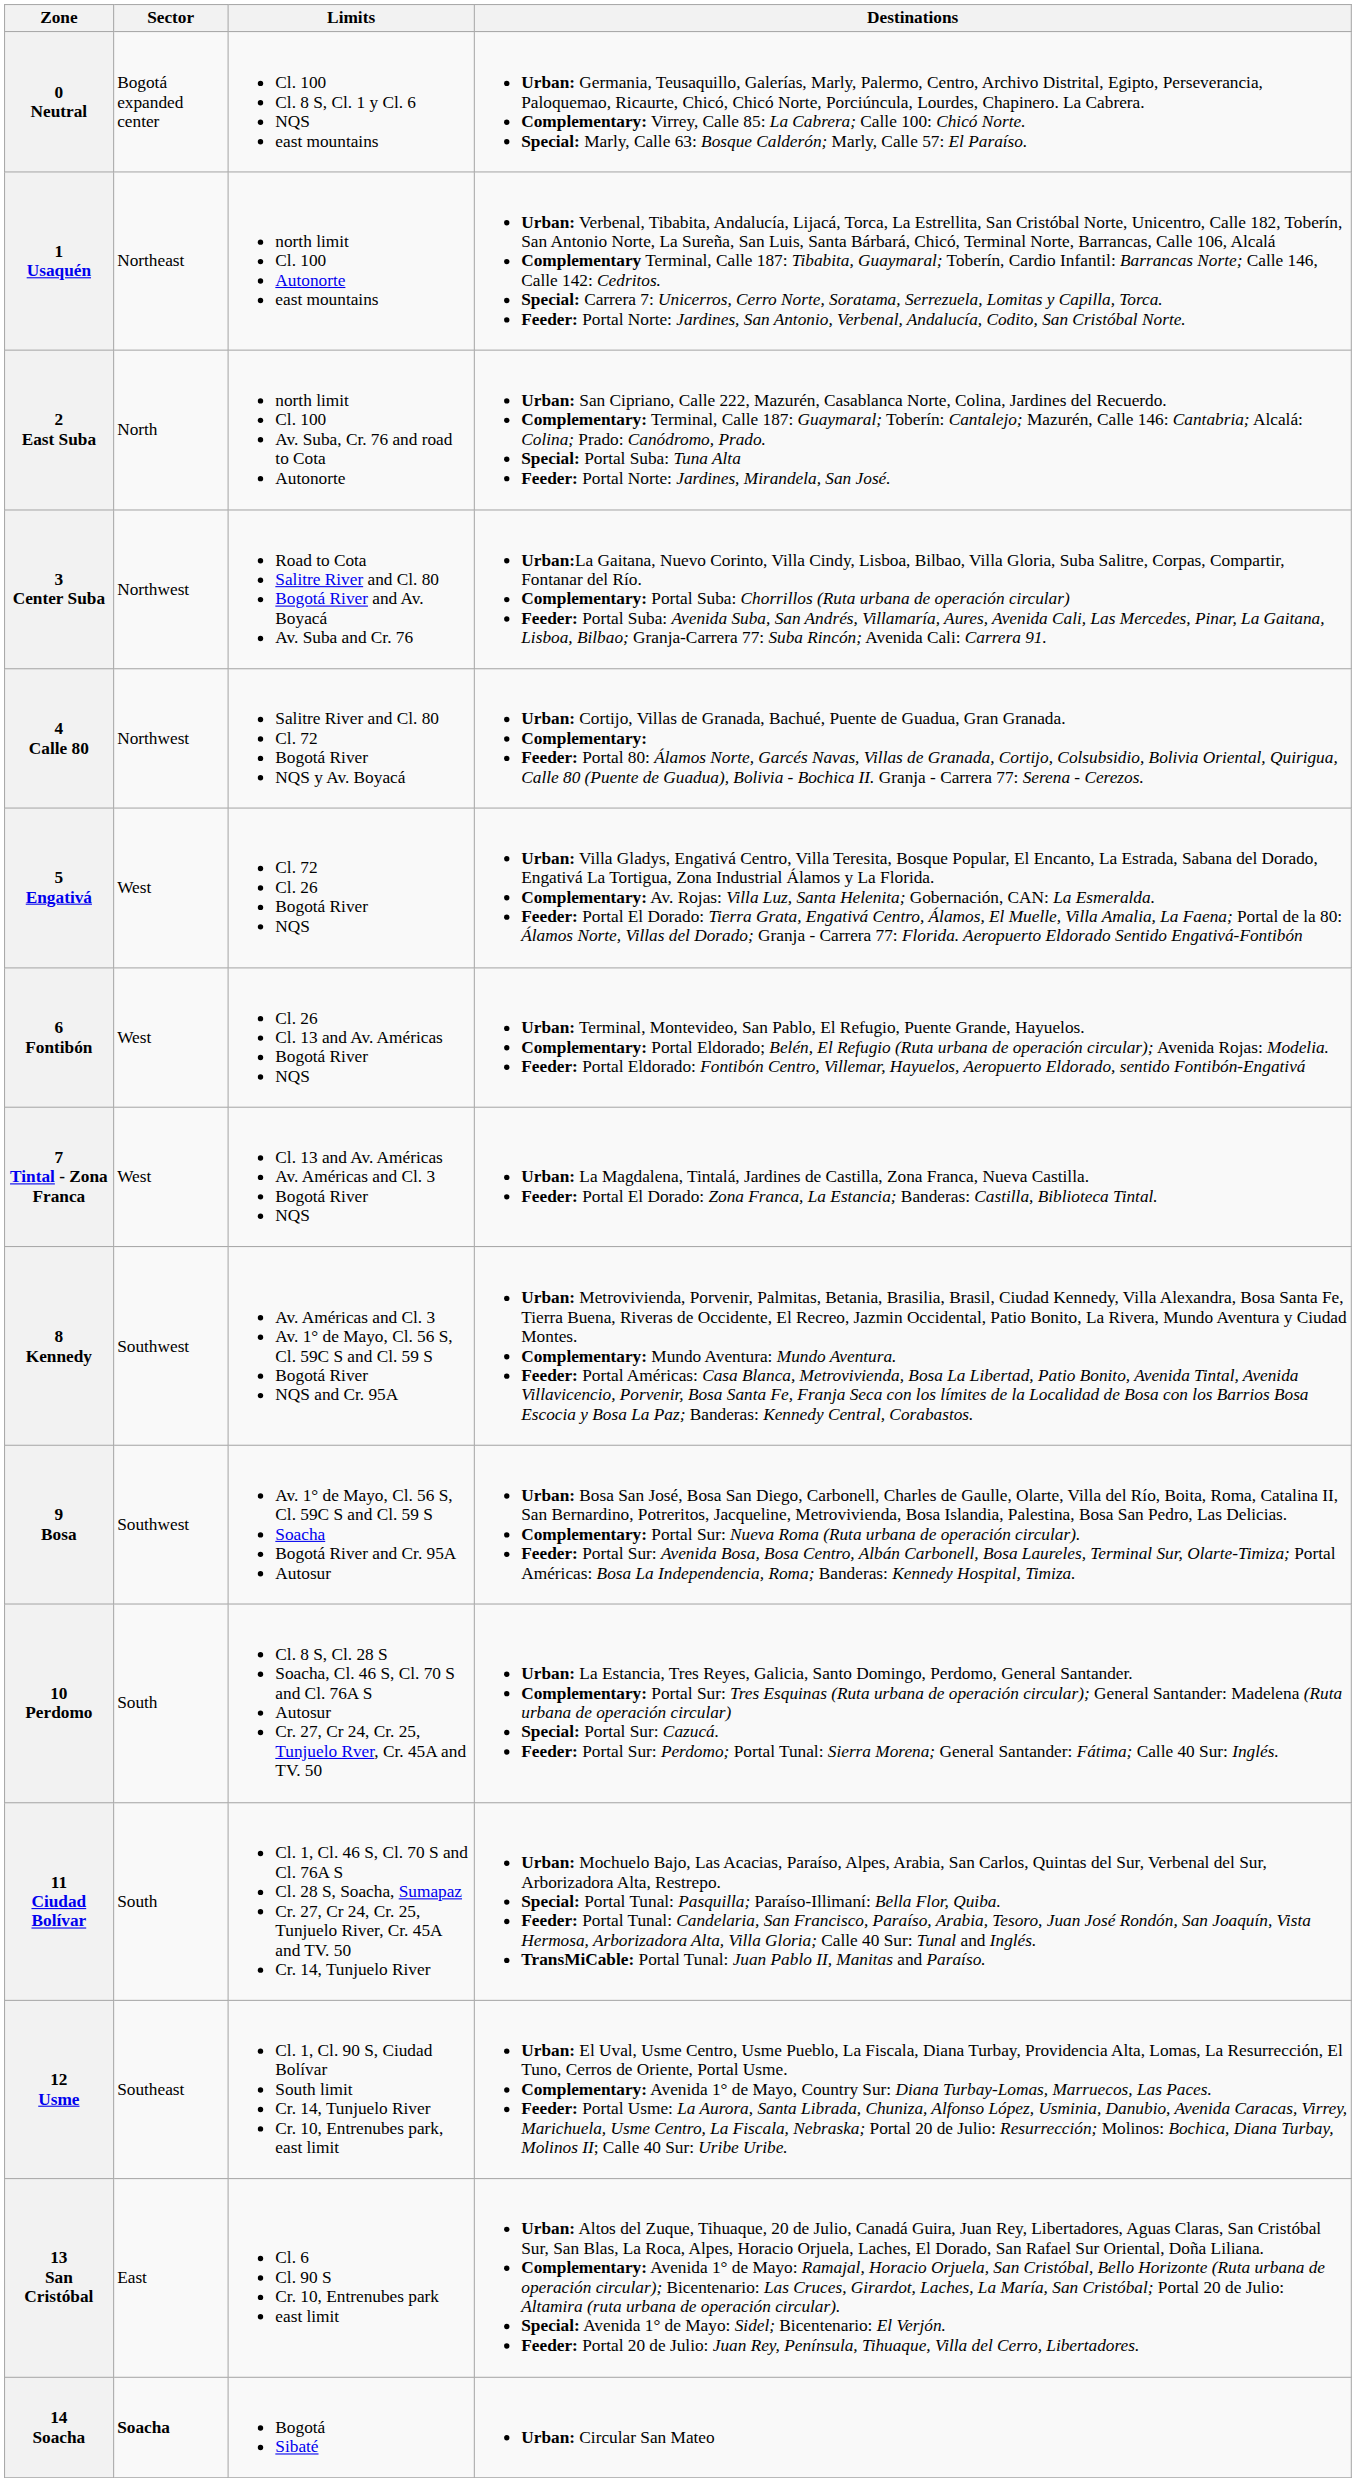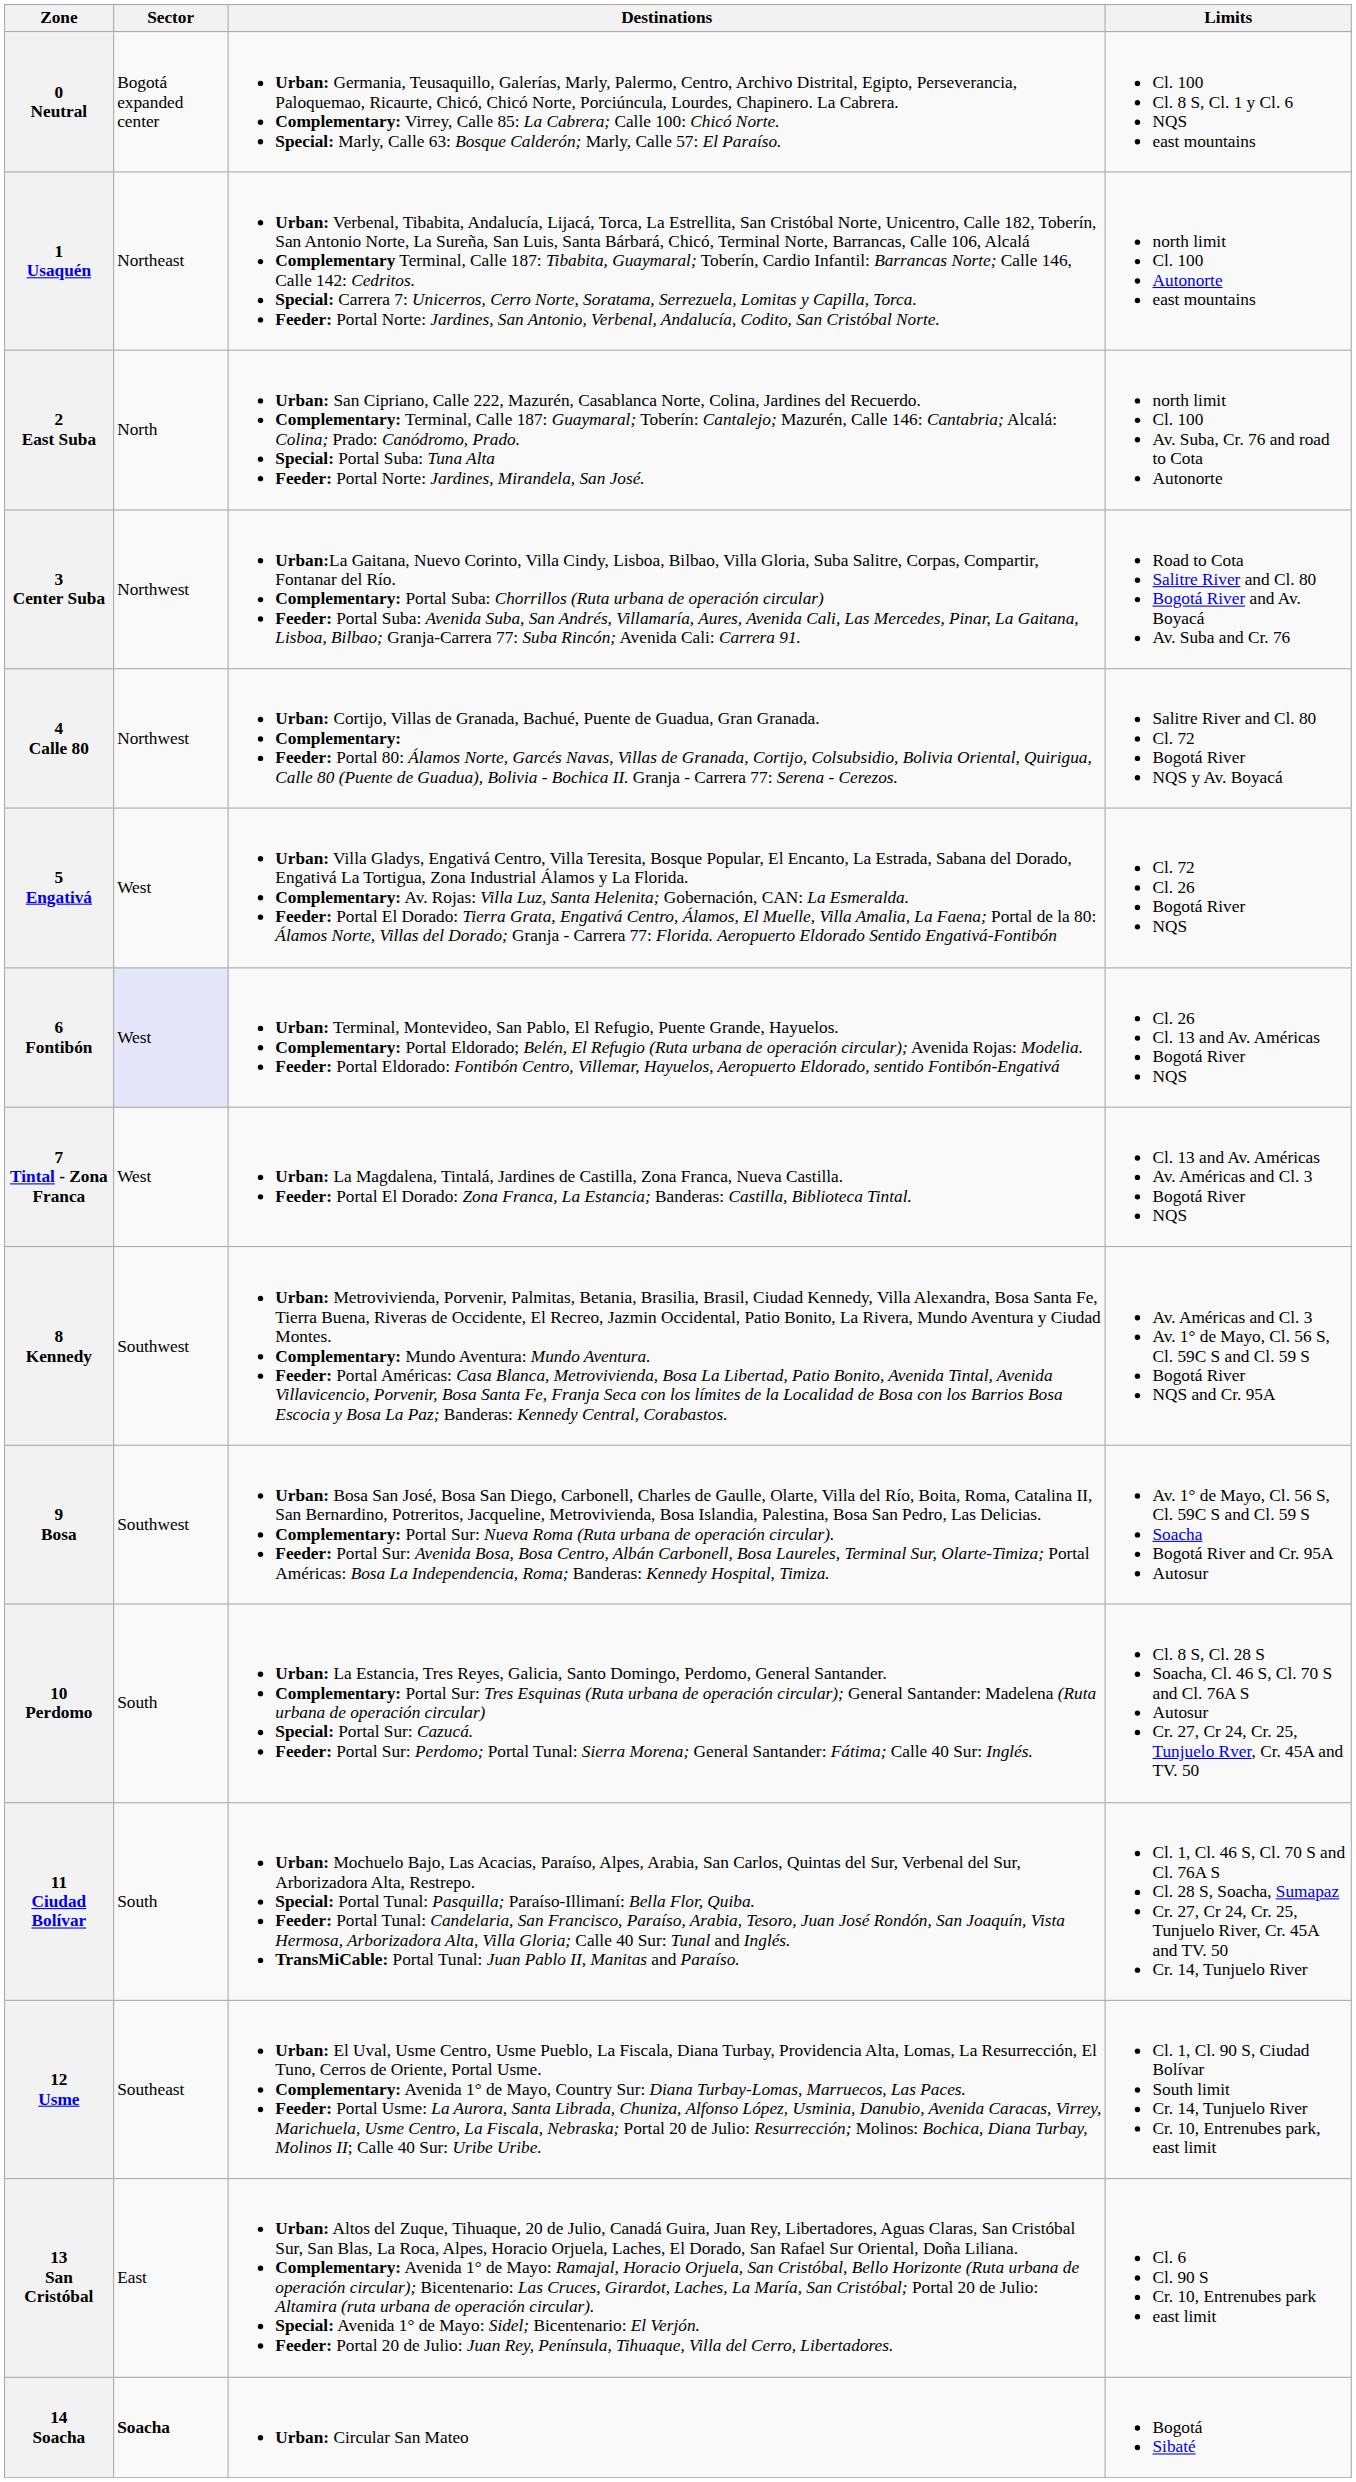columns swapped: (351, 18) <-> (913, 18)
(134, 1037) no background -> (134, 1037) lavender background
